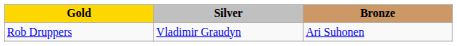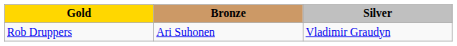columns swapped: (228, 13) <-> (378, 13)
